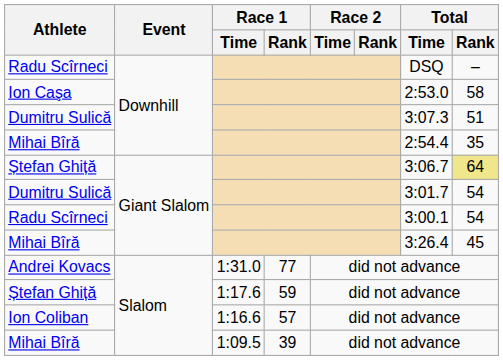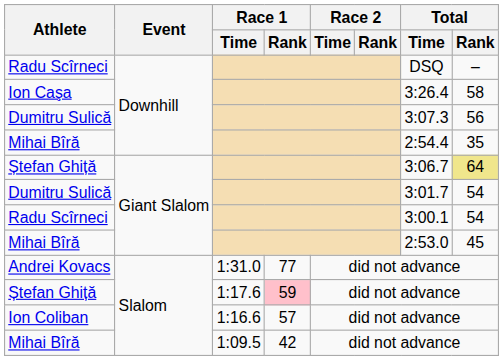(427, 93) 2:53.0 -> (427, 93) 3:26.4
(475, 118) 51 -> (475, 118) 56
(427, 243) 3:26.4 -> (427, 243) 2:53.0
(287, 293) no background -> (287, 293) pink background
(287, 343) 39 -> (287, 343) 42
